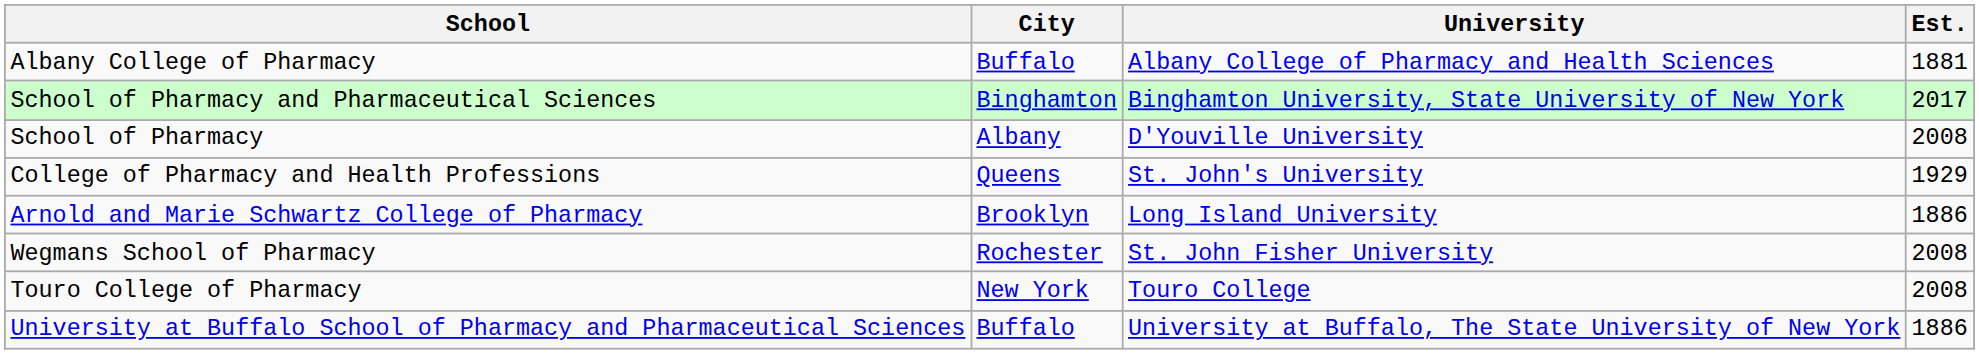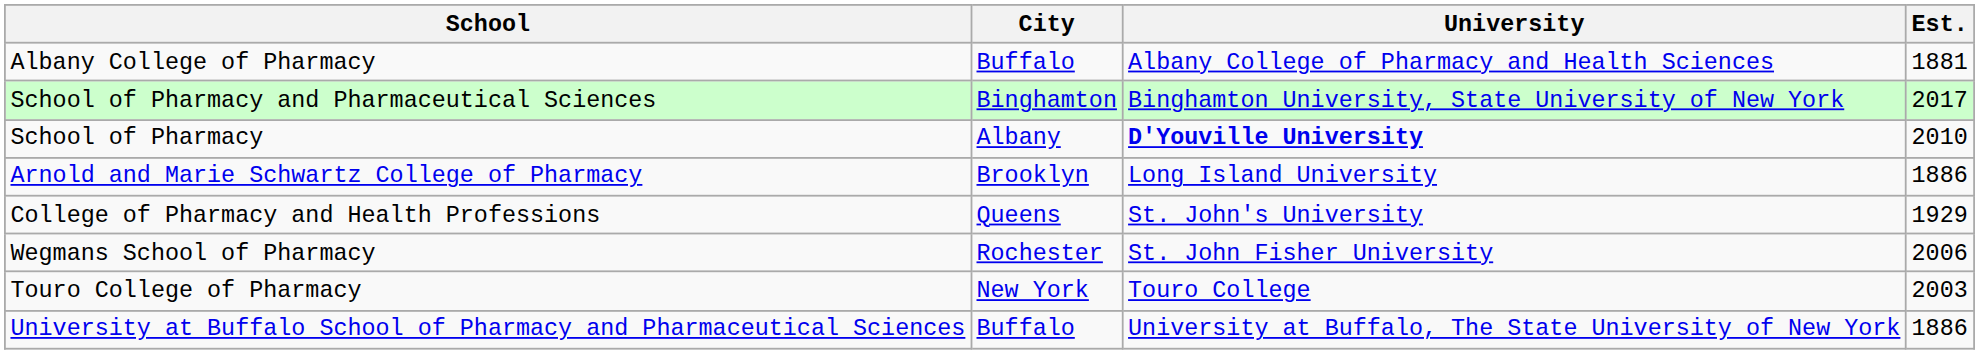(1276, 138) normal -> (1276, 138) bold
(1940, 138) 2008 -> (1940, 138) 2010
rows swapped: (326, 215) <-> (305, 177)
(1940, 253) 2008 -> (1940, 253) 2006
(1940, 291) 2008 -> (1940, 291) 2003
